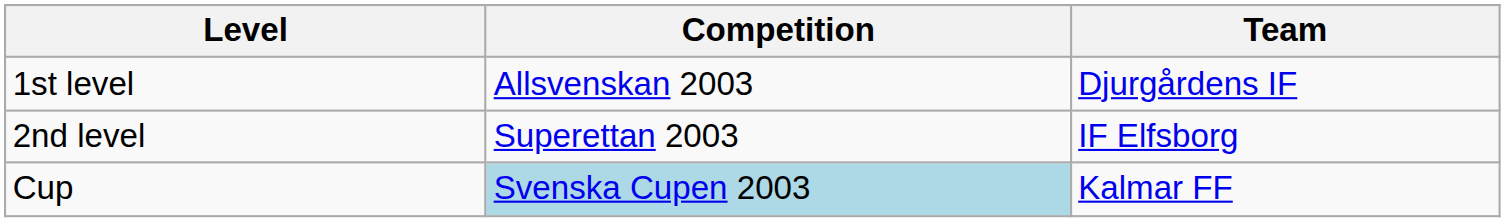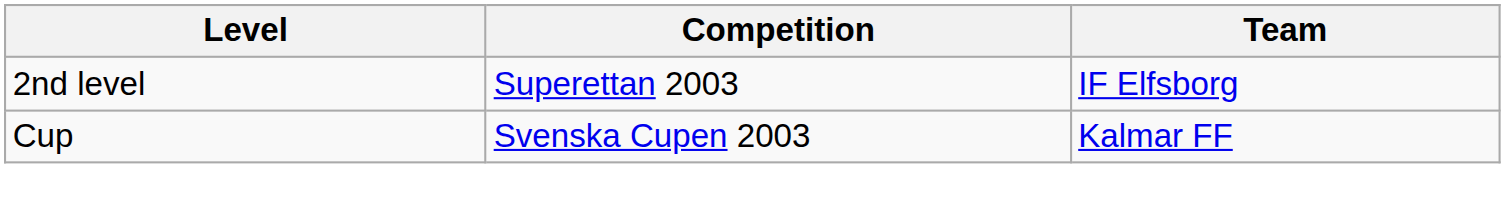- row: (73, 83)
(652, 188) lightblue background -> (652, 135) no background
